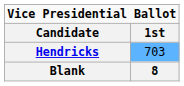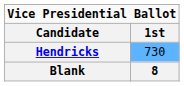(155, 52) 703 -> (155, 52) 730
